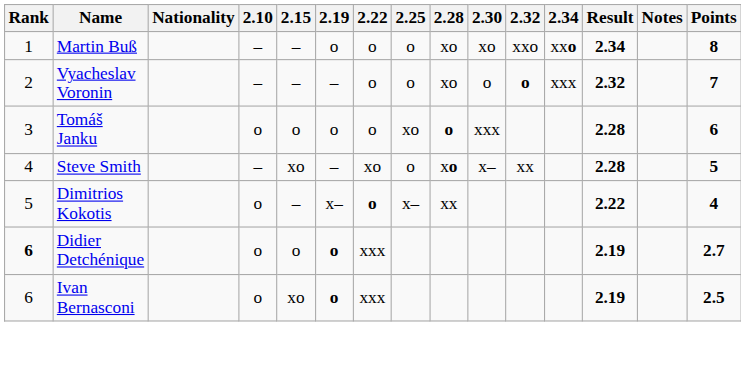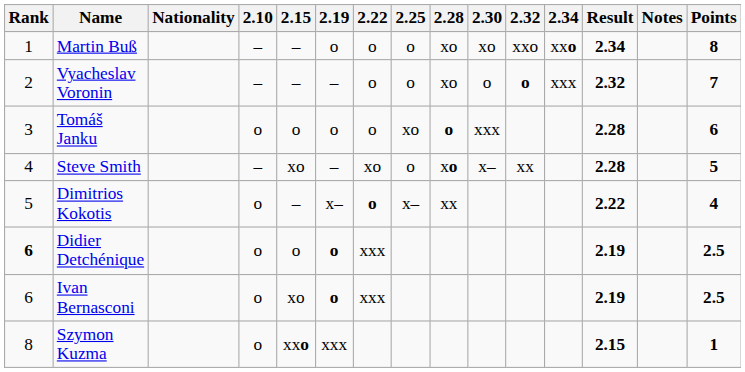(714, 250) 2.7 -> (714, 250) 2.5
+ row: (85, 344)
